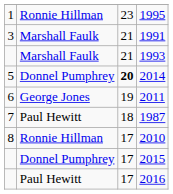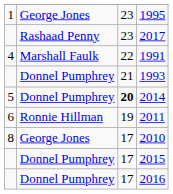(61, 14) Ronnie Hillman -> (55, 14) George Jones
+ row: (152, 35)
(11, 35) 3 -> (11, 55) 4
(127, 35) 21 -> (127, 55) 22
(59, 55) Marshall Faulk -> (67, 76) Donnel Pumphrey
(55, 96) George Jones -> (61, 117) Ronnie Hillman
- row: (152, 117)
(61, 138) Ronnie Hillman -> (55, 138) George Jones
(51, 179) Paul Hewitt -> (67, 179) Donnel Pumphrey
